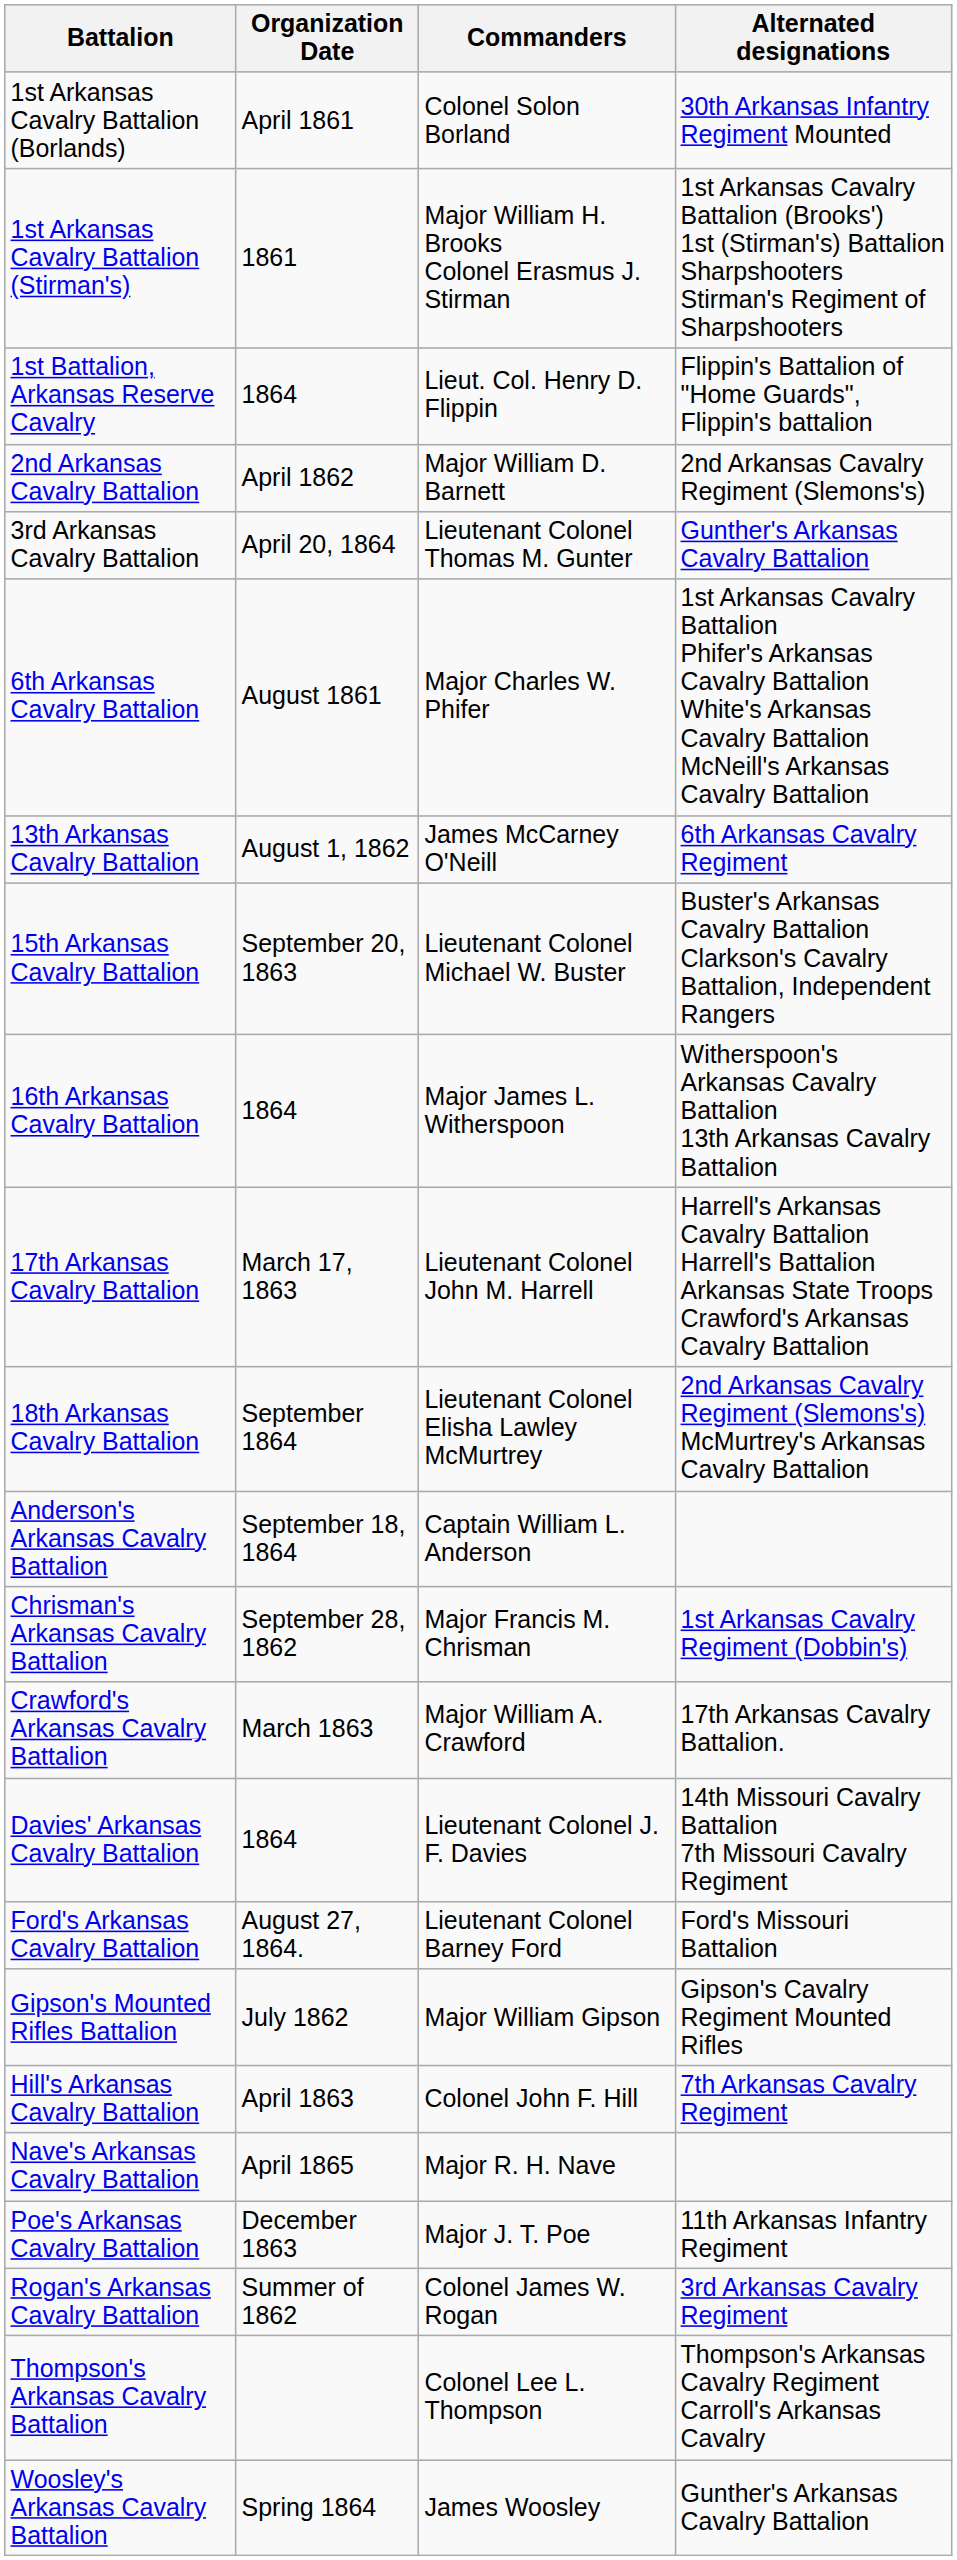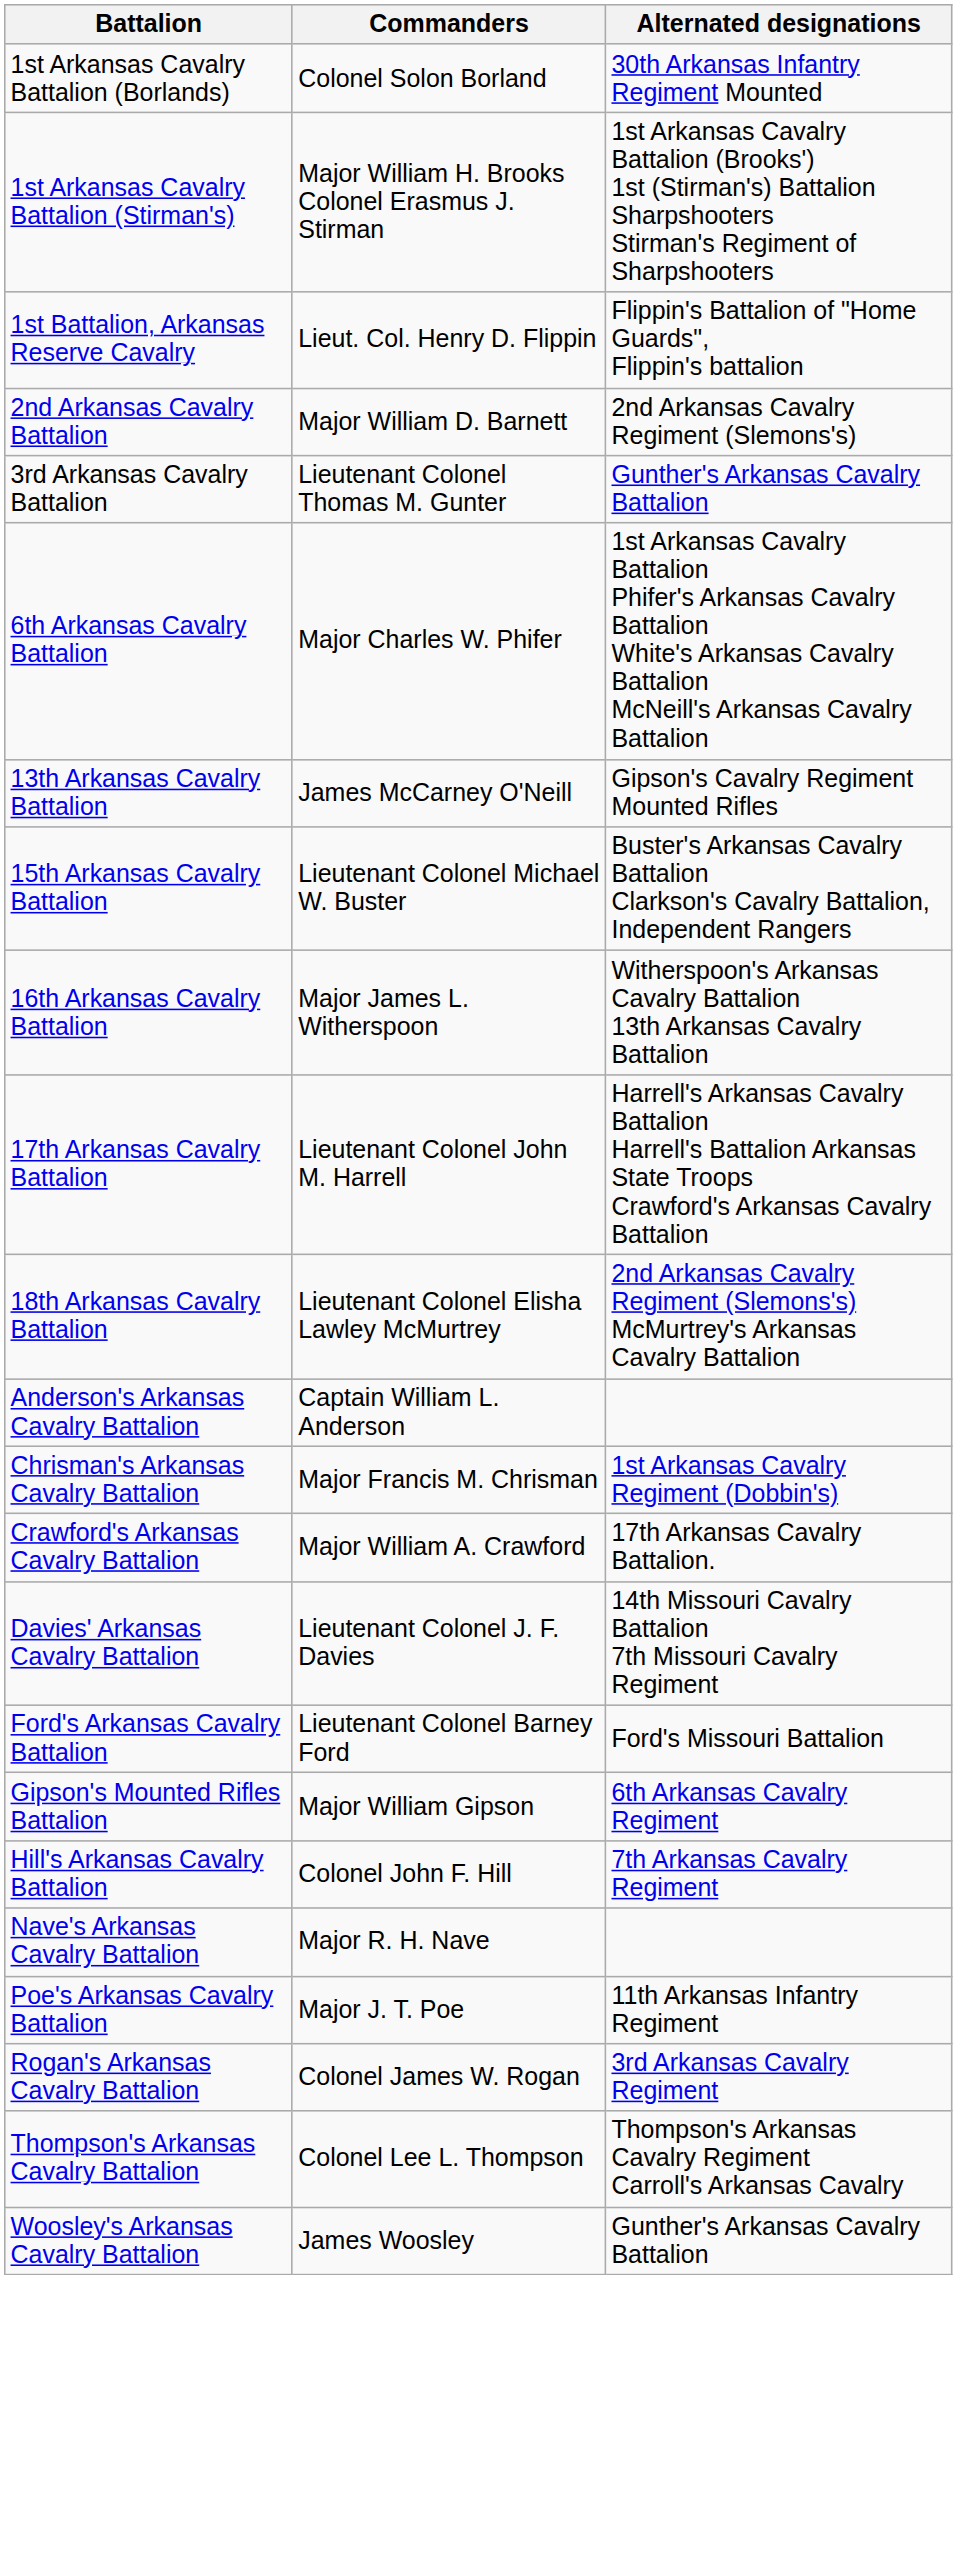- column: (327, 38)
(799, 848) 6th Arkansas Cavalry Regiment -> (762, 792) Gipson's Cavalry Regiment Mounted Rifles
(786, 2016) Gipson's Cavalry Regiment Mounted Rifles -> (729, 1806) 6th Arkansas Cavalry Regiment
